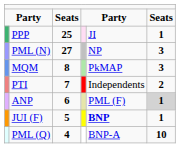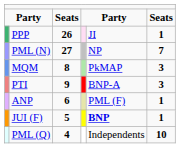(67, 34) 25 -> (67, 34) 26
(161, 51) 3 -> (161, 51) 7
(67, 84) 7 -> (67, 84) 9
(116, 84) Independents -> (104, 84) BNP-A
(161, 84) 2 -> (161, 84) 3
(161, 101) lightgrey background -> (161, 101) no background
(104, 134) BNP-A -> (116, 134) Independents
